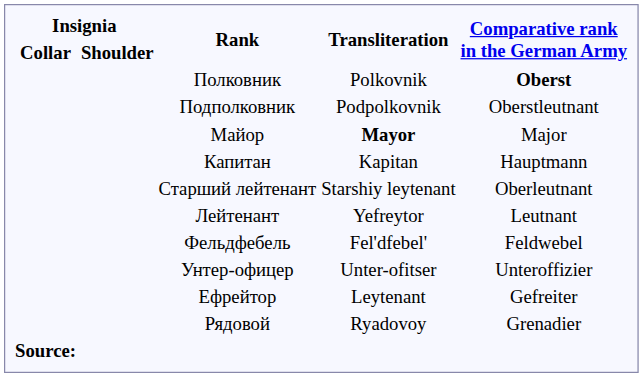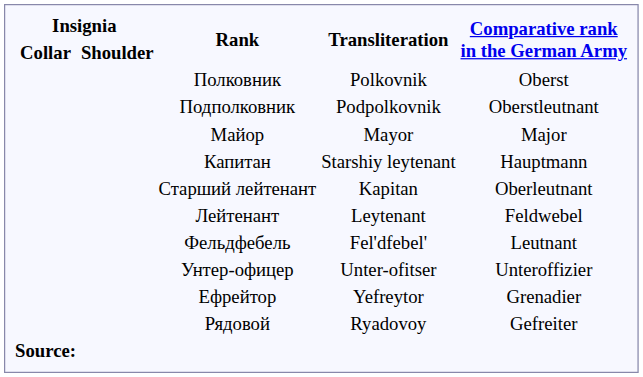(544, 80) bold -> (544, 80) normal
(388, 134) bold -> (388, 134) normal
(388, 161) Kapitan -> (388, 161) Starshiy leytenant
(388, 188) Starshiy leytenant -> (388, 188) Kapitan
(388, 215) Yefreytor -> (388, 215) Leytenant
(544, 215) Leutnant -> (544, 215) Feldwebel
(544, 242) Feldwebel -> (544, 242) Leutnant
(388, 296) Leytenant -> (388, 296) Yefreytor
(544, 296) Gefreiter -> (544, 296) Grenadier
(544, 323) Grenadier -> (544, 323) Gefreiter
